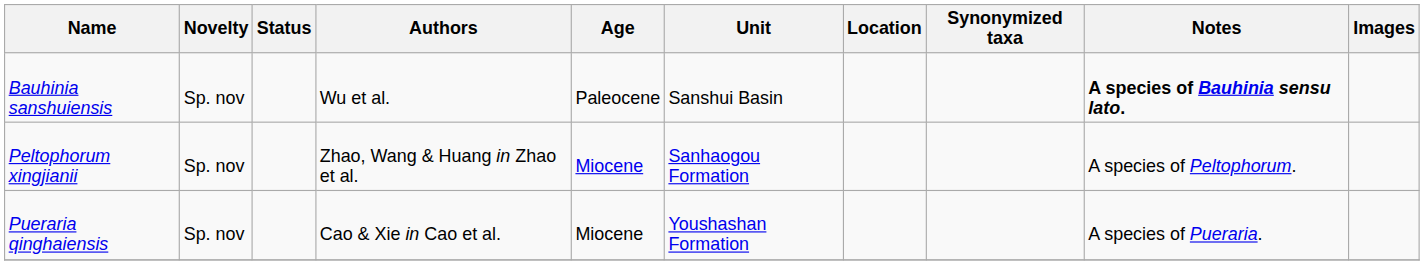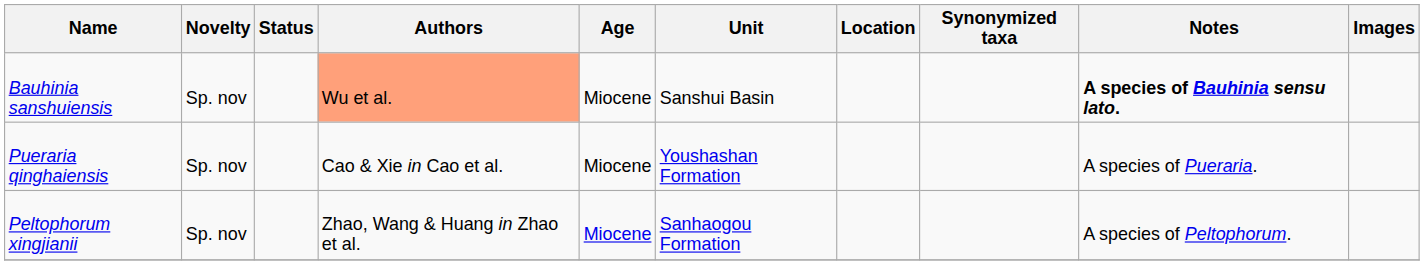(355, 97) no background -> (357, 97) lightsalmon background
(618, 97) Paleocene -> (618, 97) Miocene
rows swapped: (59, 166) <-> (59, 235)
